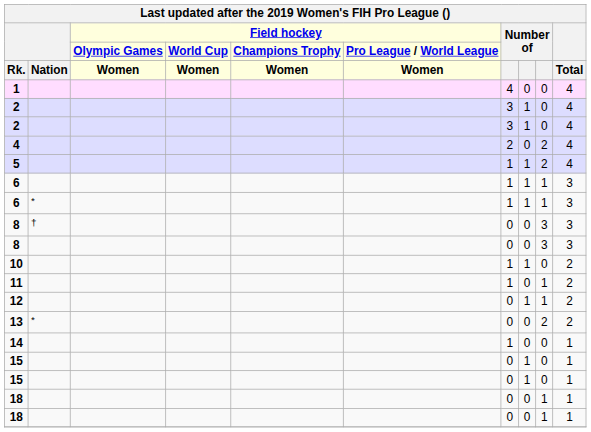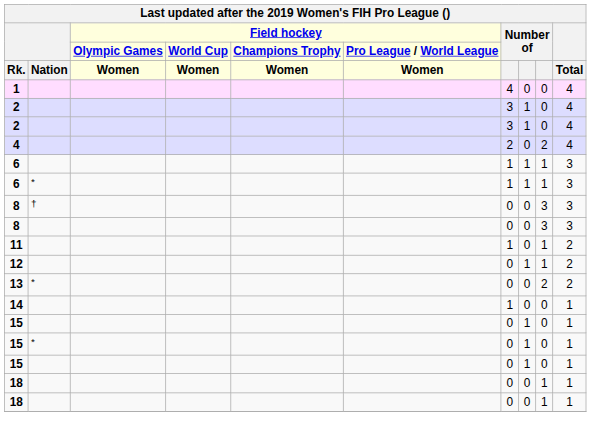- row: (16, 164)
- row: (16, 264)
+ row: (16, 344)
